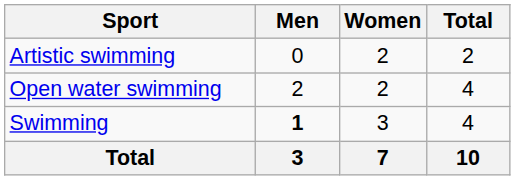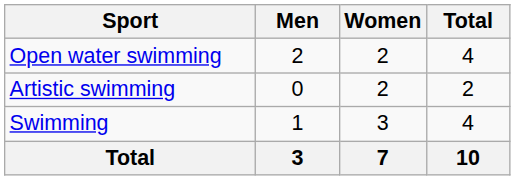rows swapped: (92, 55) <-> (116, 89)
(298, 123) bold -> (298, 123) normal
